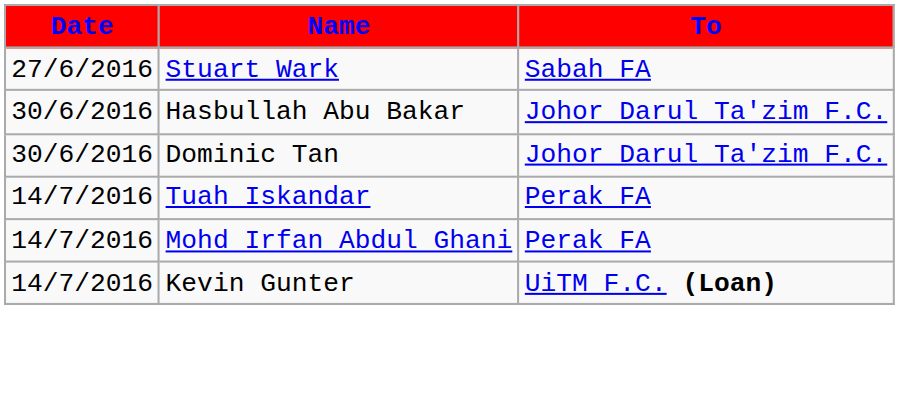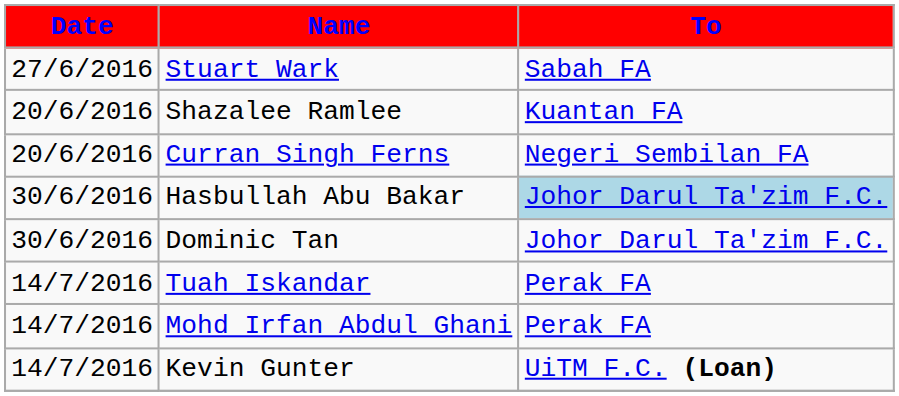+ row: (284, 112)
+ row: (307, 155)
(706, 112) no background -> (706, 198) lightblue background
